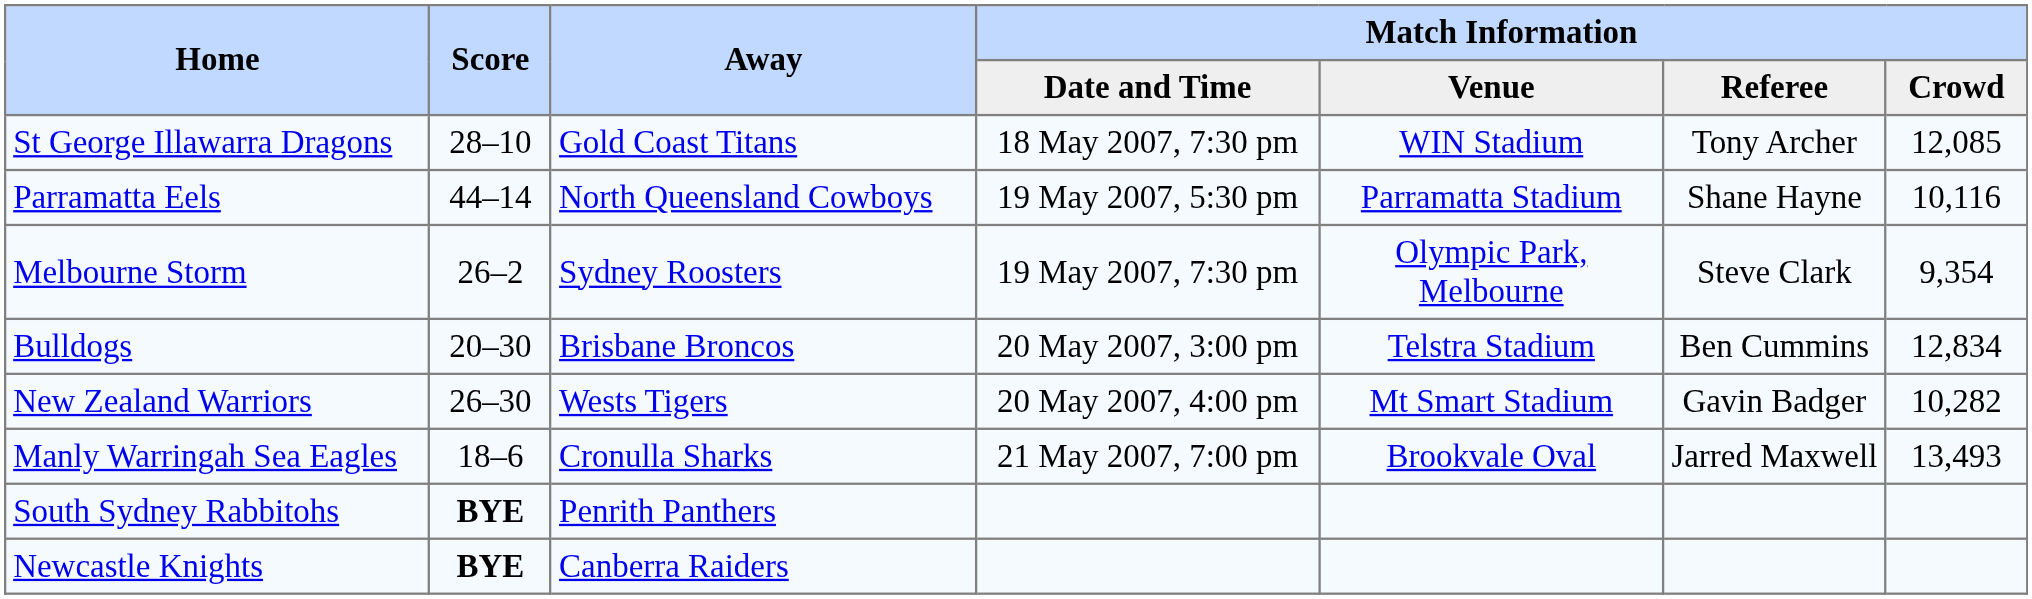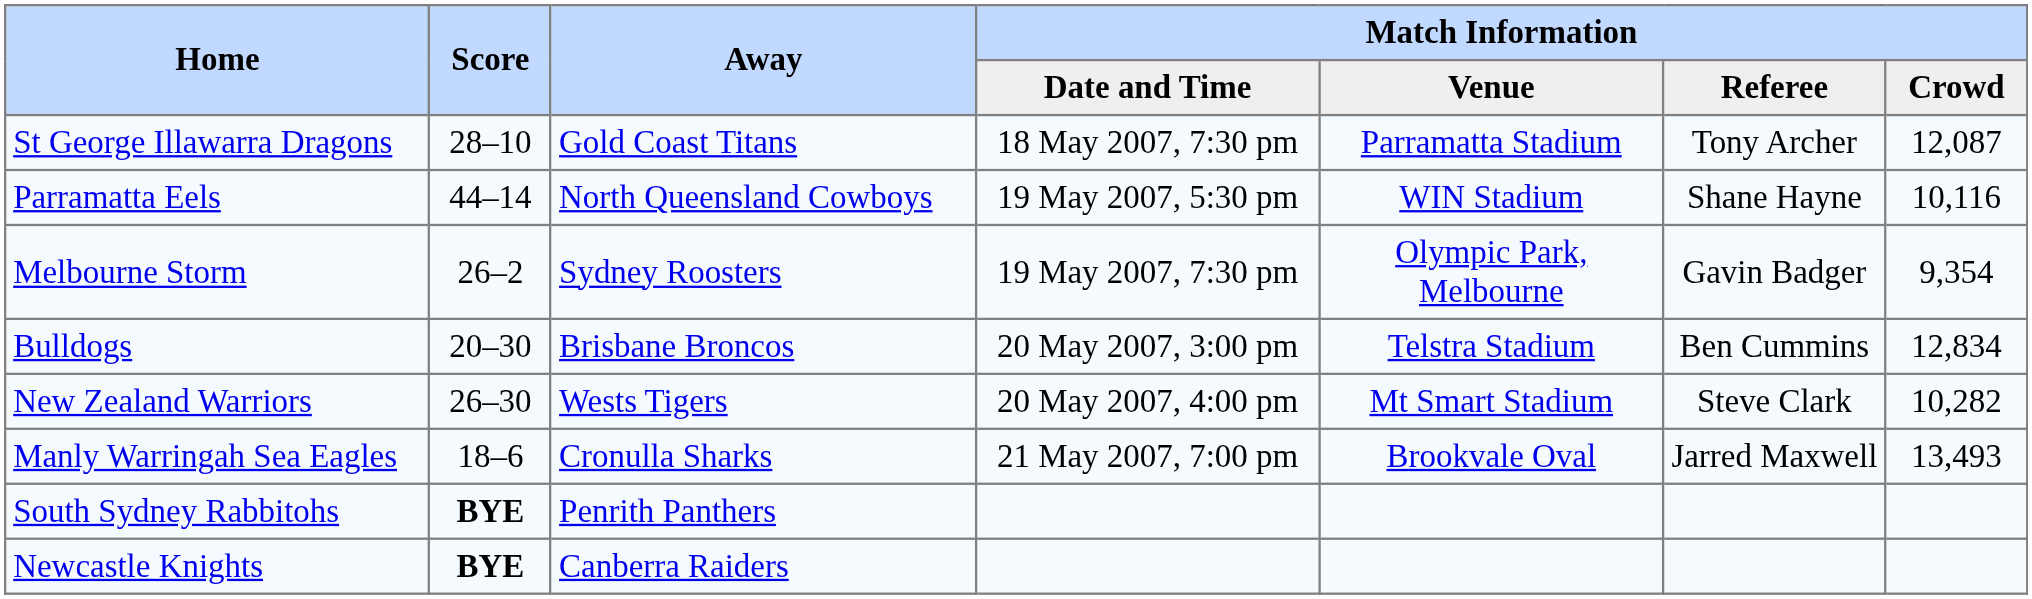(1491, 141) WIN Stadium -> (1491, 141) Parramatta Stadium
(1956, 141) 12,085 -> (1956, 141) 12,087
(1491, 196) Parramatta Stadium -> (1491, 196) WIN Stadium
(1774, 271) Steve Clark -> (1774, 271) Gavin Badger
(1774, 400) Gavin Badger -> (1774, 400) Steve Clark
